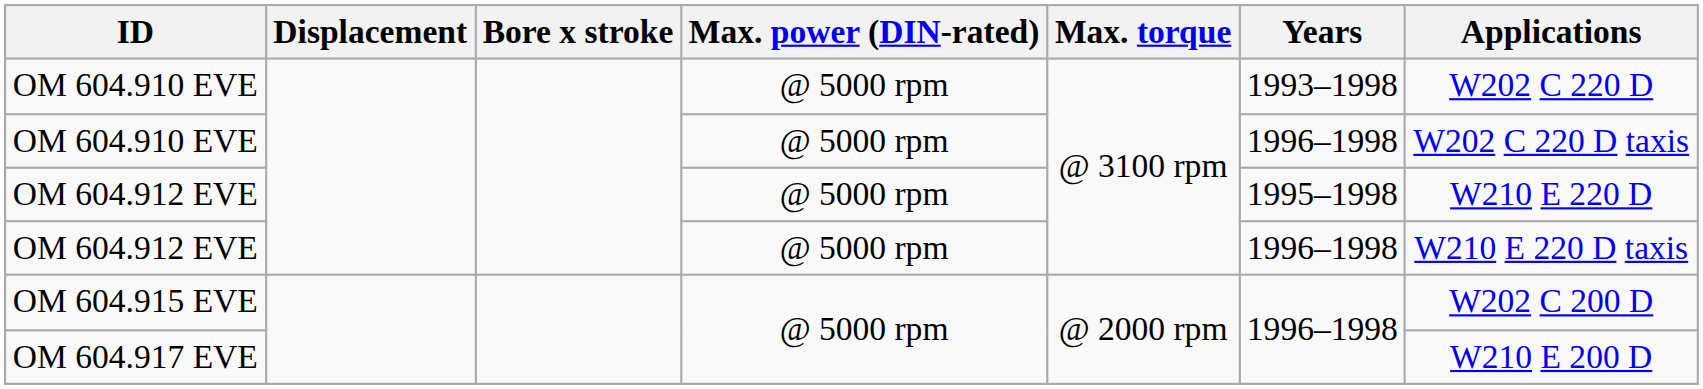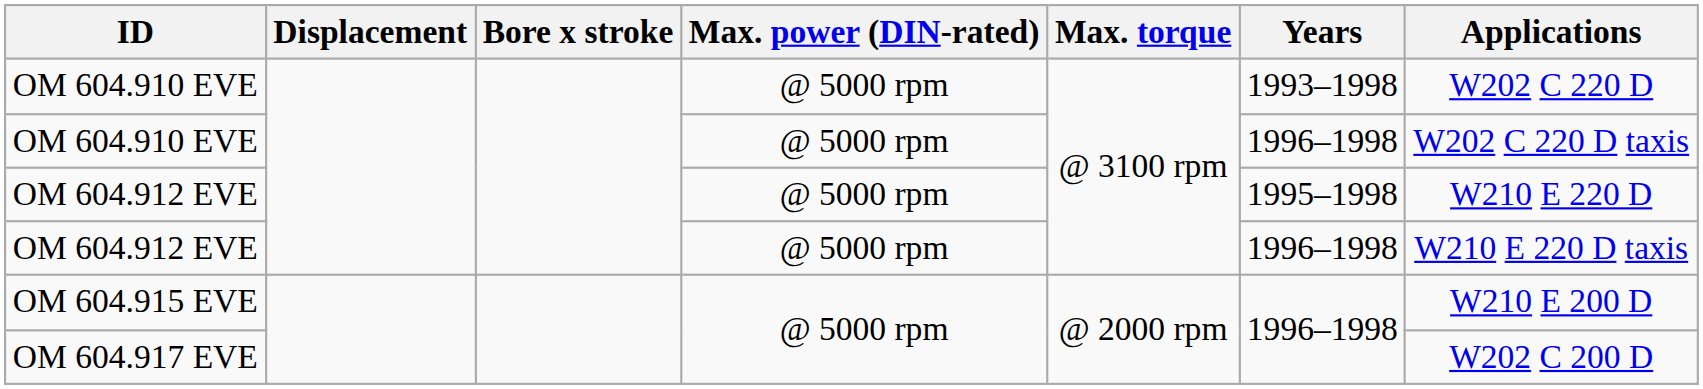(1551, 301) W202 C 200 D -> (1551, 301) W210 E 200 D
(1551, 355) W210 E 200 D -> (1551, 355) W202 C 200 D
